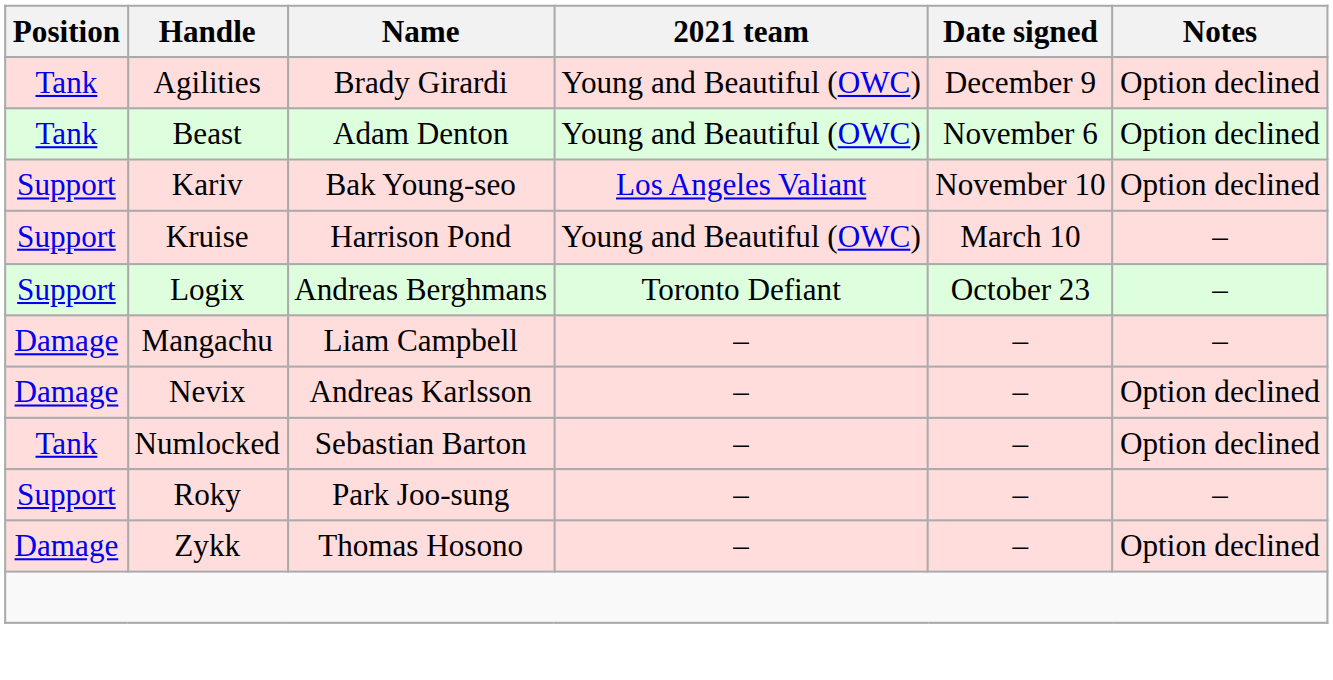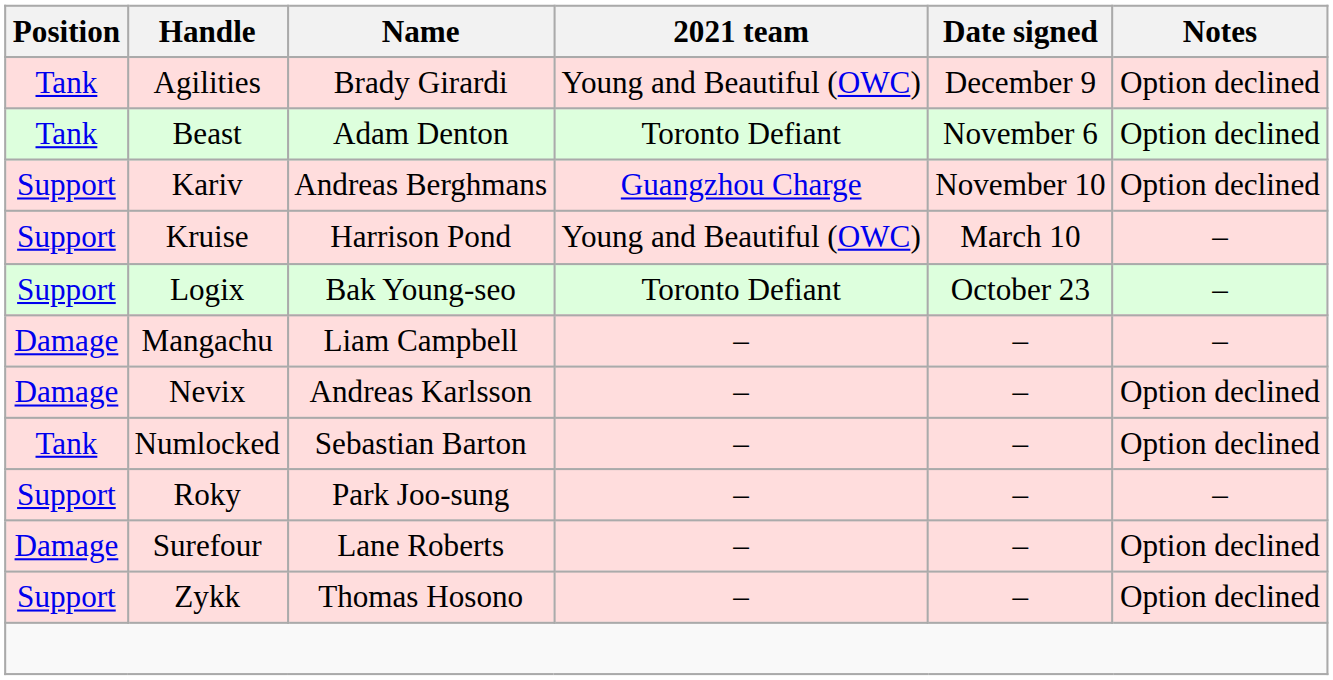(741, 134) Young and Beautiful (OWC) -> (741, 134) Toronto Defiant
(421, 185) Bak Young-seo -> (421, 185) Andreas Berghmans
(741, 185) Los Angeles Valiant -> (741, 185) Guangzhou Charge
(421, 288) Andreas Berghmans -> (421, 288) Bak Young-seo
+ row: (207, 545)
(66, 545) Damage -> (66, 596) Support
